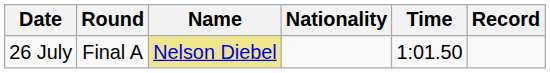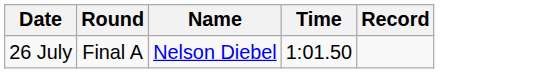- column: (337, 20)
(215, 51) khaki background -> (215, 51) no background
